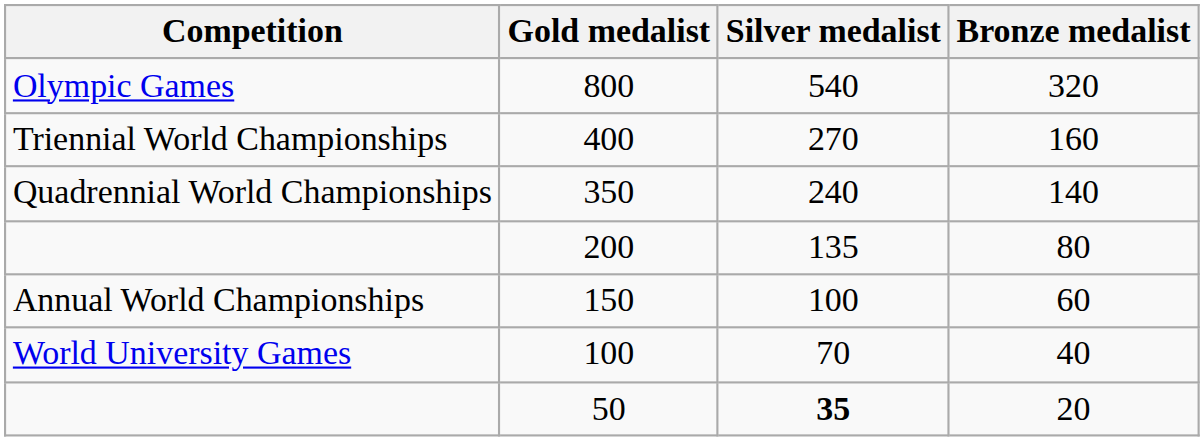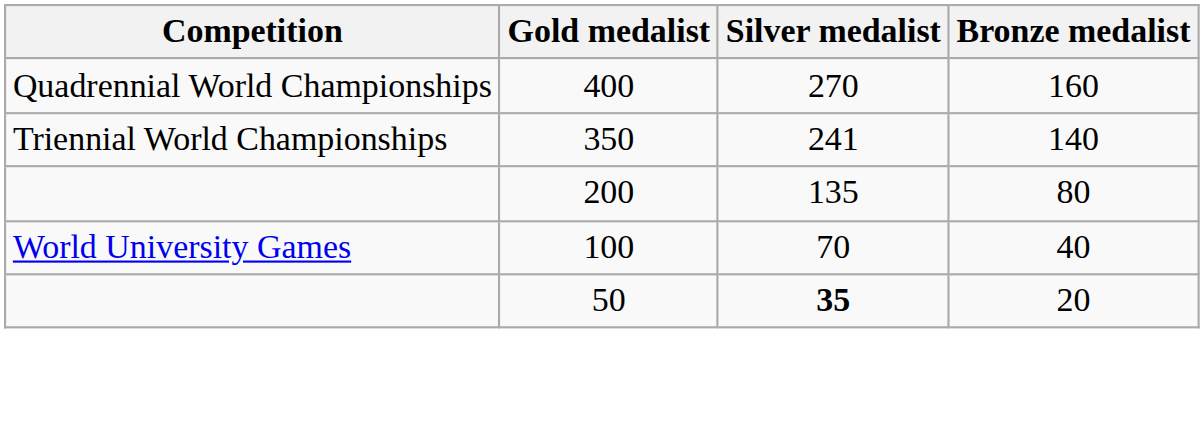- row: (609, 85)
(230, 138) Triennial World Championships -> (252, 85) Quadrennial World Championships
(252, 192) Quadrennial World Championships -> (230, 138) Triennial World Championships
(833, 192) 240 -> (833, 138) 241
- row: (609, 300)
